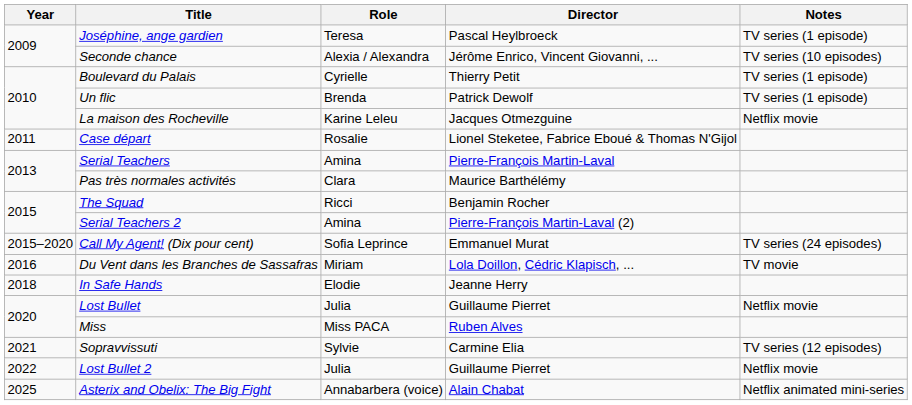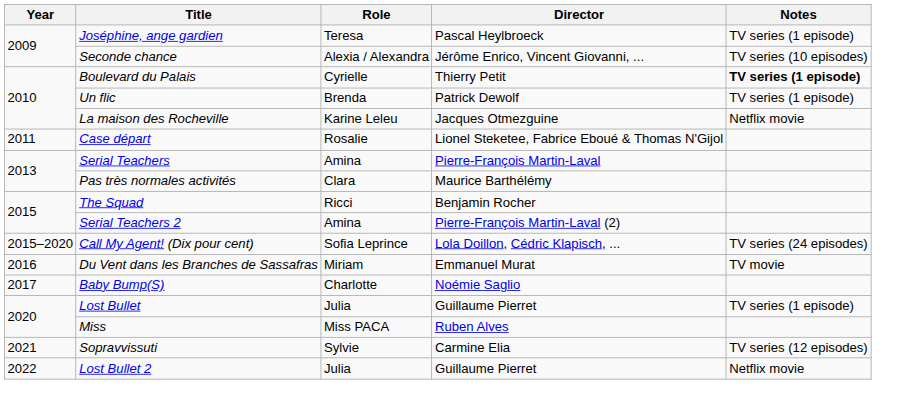(805, 77) normal -> (795, 77) bold
(499, 243) Emmanuel Murat -> (528, 243) Lola Doillon, Cédric Klapisch, ...
(541, 264) Lola Doillon, Cédric Klapisch, ... -> (485, 264) Emmanuel Murat
+ row: (122, 285)
- row: (121, 285)
(781, 306) Netflix movie -> (792, 306) TV series (1 episode)
- row: (175, 389)
